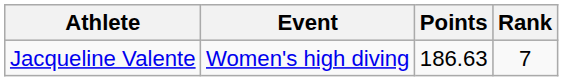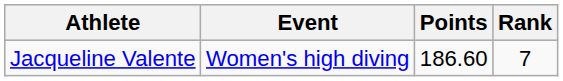(454, 58) 186.63 -> (454, 58) 186.60
